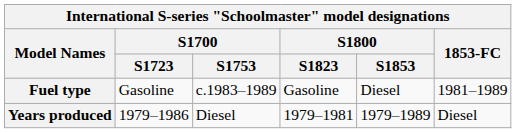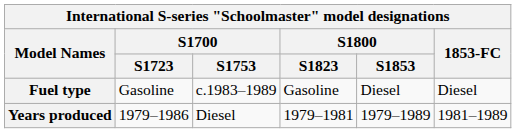(473, 90) 1981–1989 -> (457, 90) Diesel
(457, 115) Diesel -> (473, 115) 1981–1989
